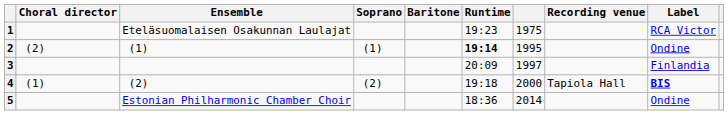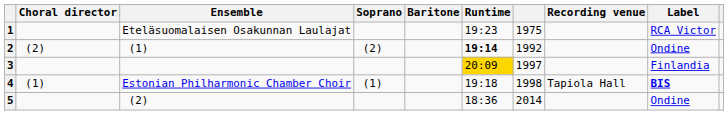(369, 49) (1) -> (369, 49) (2)
(529, 49) 1995 -> (529, 49) 1992
(481, 66) no background -> (481, 66) gold background
(135, 84) (2) -> (237, 84) Estonian Philharmonic Chamber Choir
(369, 84) (2) -> (369, 84) (1)
(529, 84) 2000 -> (529, 84) 1998
(237, 101) Estonian Philharmonic Chamber Choir -> (135, 101) (2)
